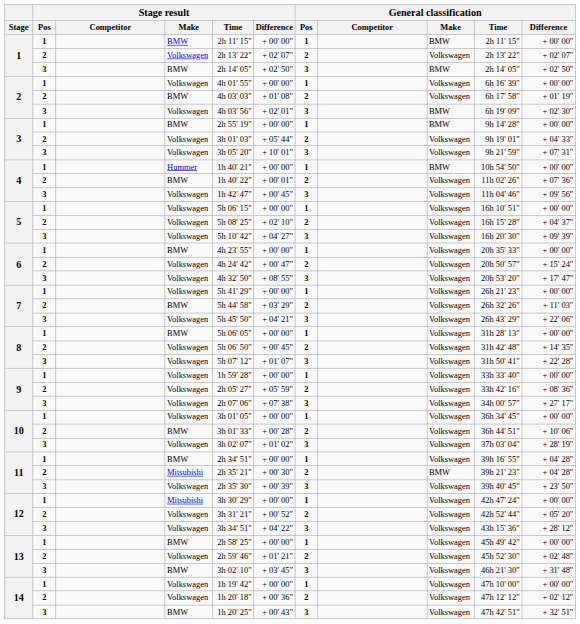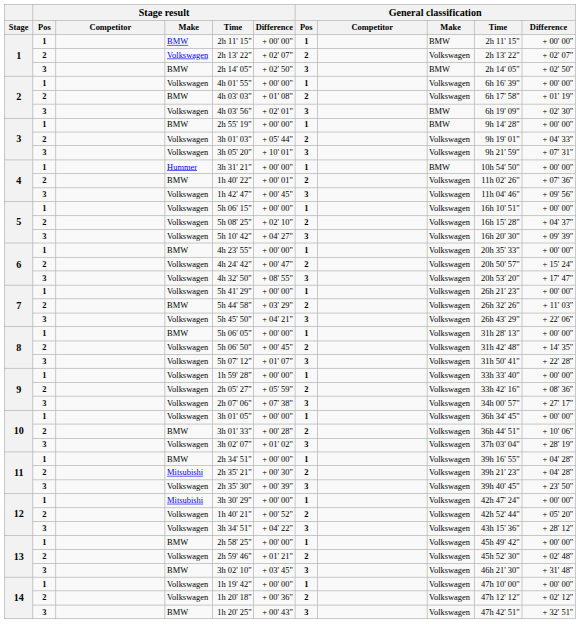(234, 166) 1h 40' 21" -> (234, 166) 3h 31' 21"
(439, 472) BMW -> (449, 472) Volkswagen
(234, 514) 3h 31' 21" -> (234, 514) 1h 40' 21"
